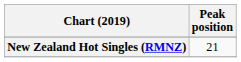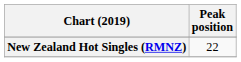(212, 47) 21 -> (212, 47) 22
